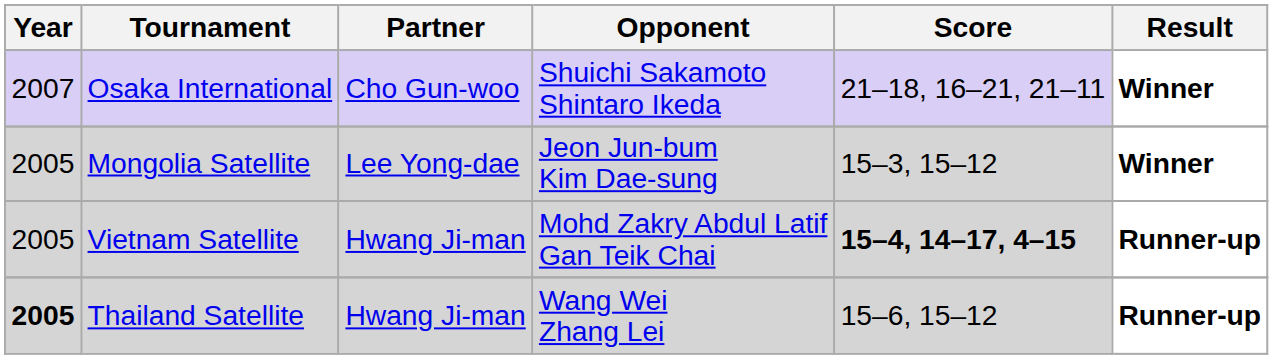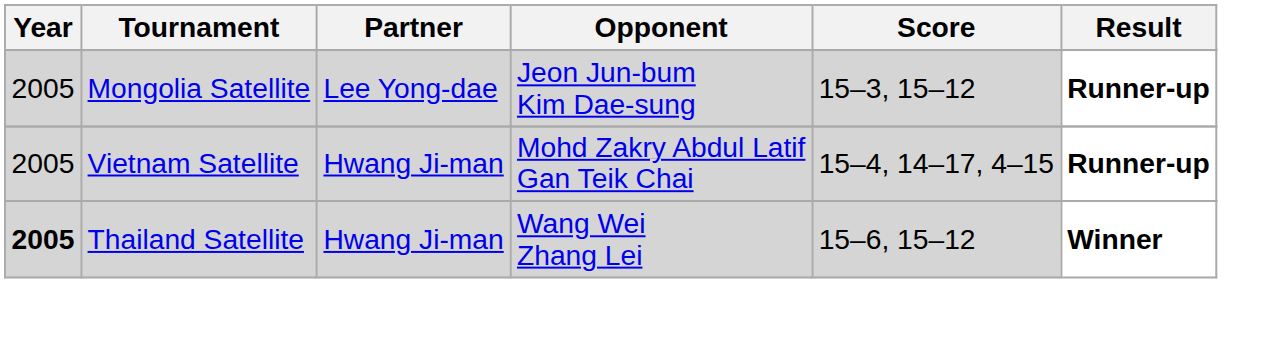- row: (210, 88)
(1166, 164) Winner -> (1139, 88) Runner-up
(958, 240) bold -> (936, 164) normal
(1190, 316) Runner-up -> (1115, 240) Winner
